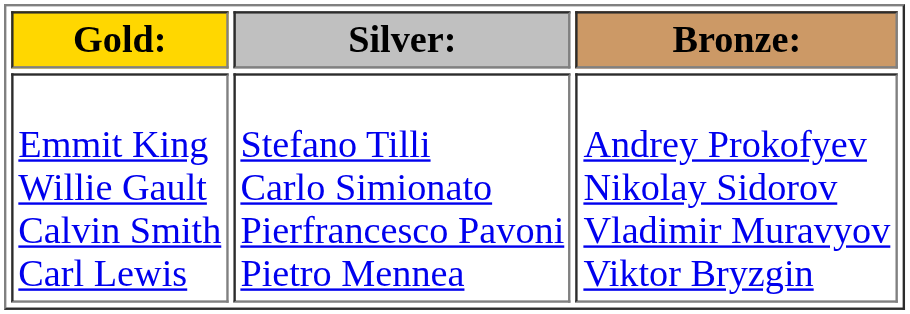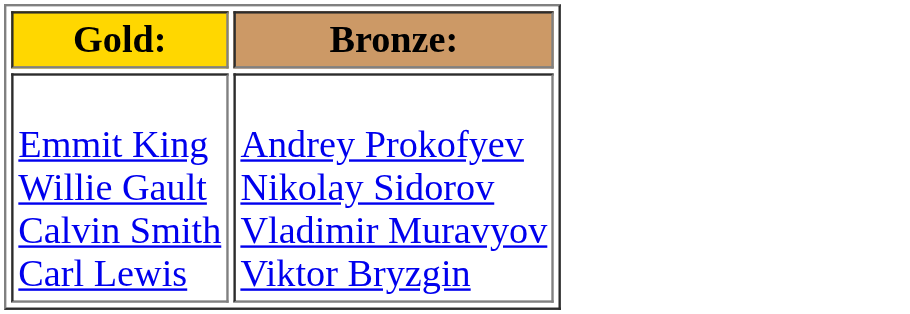- column: (402, 39)
